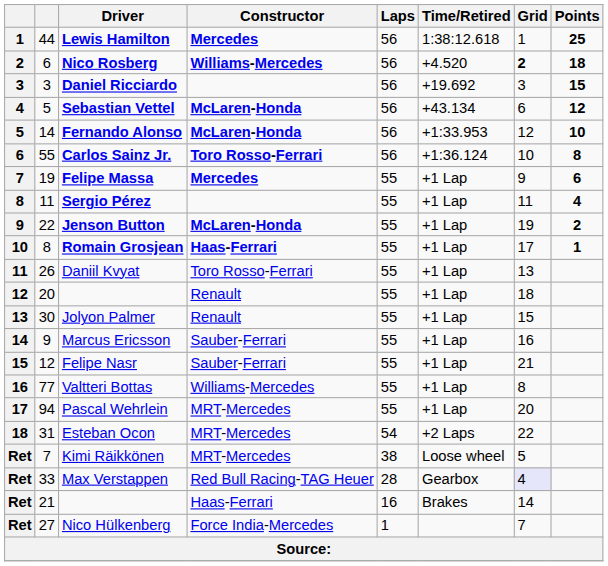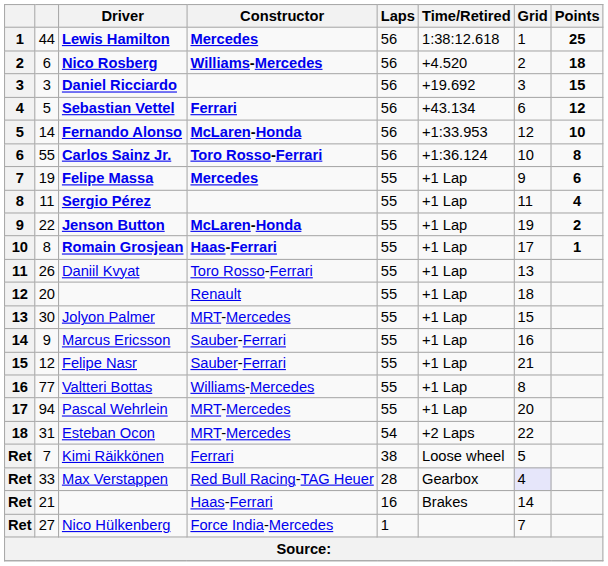(522, 62) bold -> (522, 62) normal
(246, 108) McLaren-Honda -> (214, 108) Ferrari
(216, 317) Renault -> (240, 317) MRT-Mercedes
(240, 456) MRT-Mercedes -> (212, 456) Ferrari
